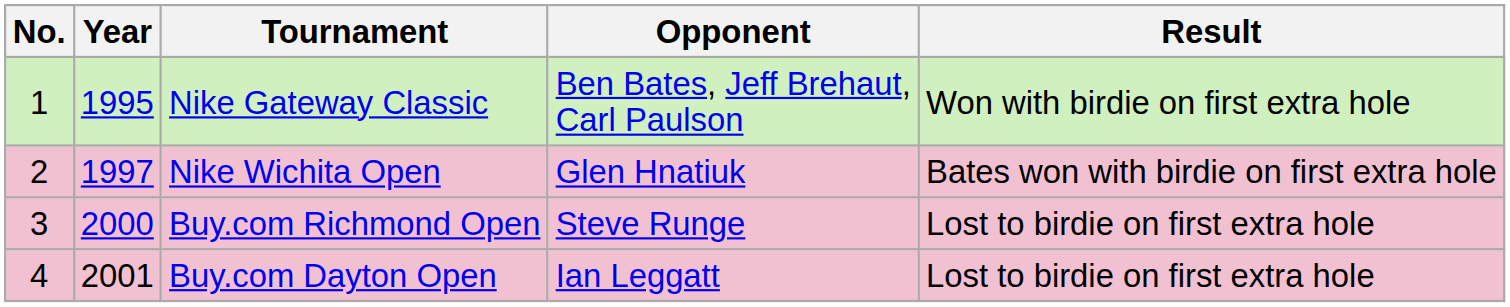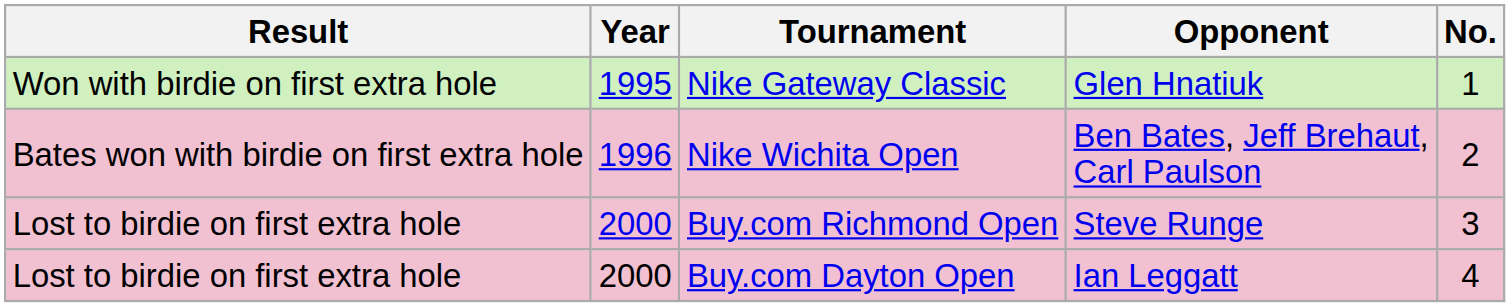columns swapped: (39, 31) <-> (1211, 31)
(733, 102) Ben Bates, Jeff Brehaut, Carl Paulson -> (1168, 83) Glen Hnatiuk
(117, 172) 1997 -> (635, 154) 1996
(650, 172) Glen Hnatiuk -> (1251, 154) Ben Bates, Jeff Brehaut, Carl Paulson
(117, 276) 2001 -> (635, 276) 2000
